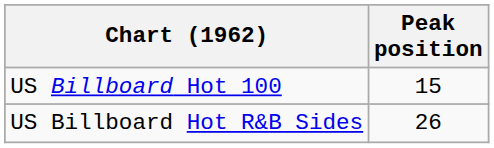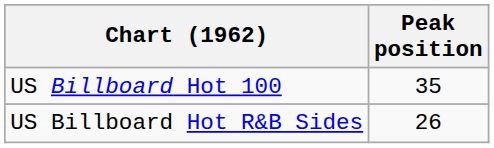(428, 86) 15 -> (428, 86) 35
